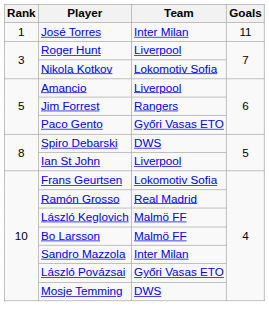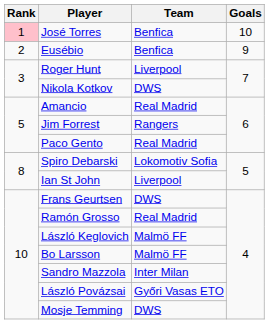(21, 32) no background -> (21, 32) pink background
(161, 32) Inter Milan -> (154, 32) Benfica
(245, 32) 11 -> (245, 32) 10
+ row: (62, 50)
(176, 69) Lokomotiv Sofia -> (148, 87) DWS
(158, 87) Liverpool -> (166, 106) Real Madrid
(179, 124) Győri Vasas ETO -> (166, 143) Real Madrid
(148, 143) DWS -> (176, 161) Lokomotiv Sofia
(176, 180) Lokomotiv Sofia -> (148, 198) DWS
